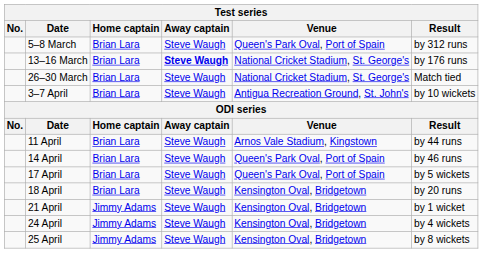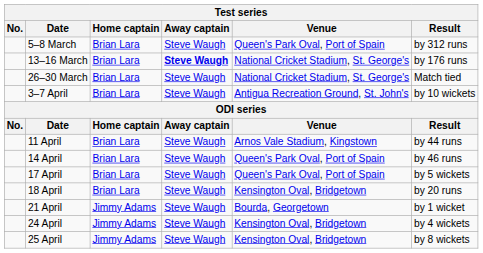(300, 207) Kensington Oval, Bridgetown -> (281, 207) Bourda, Georgetown
